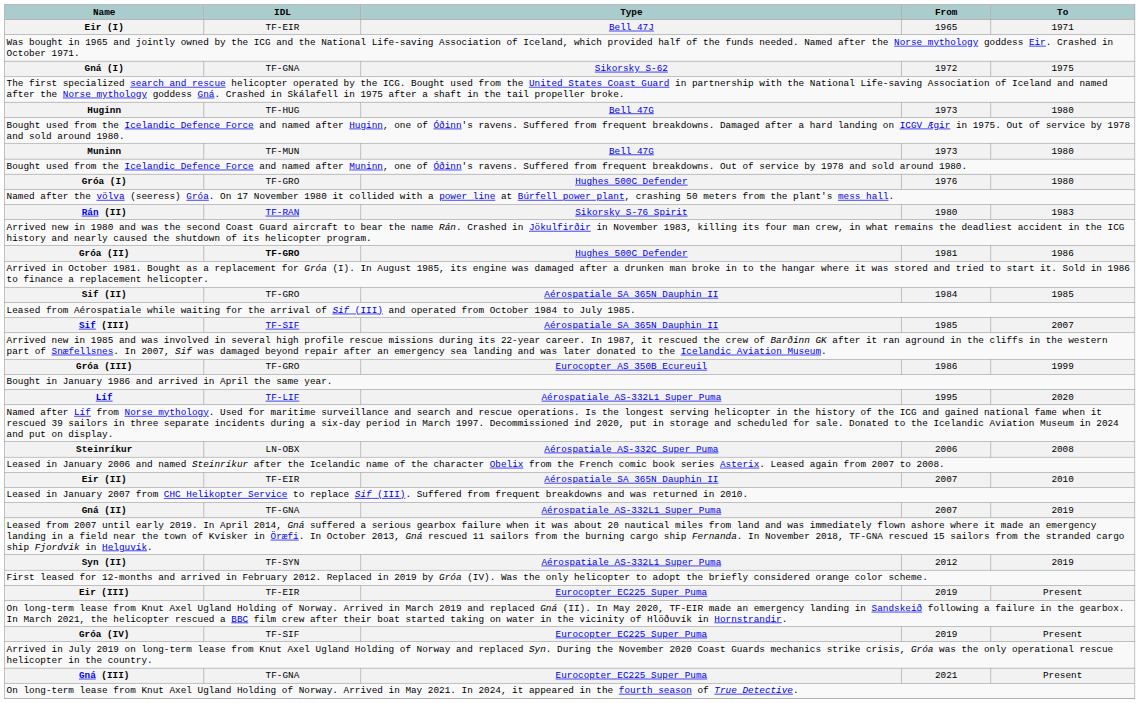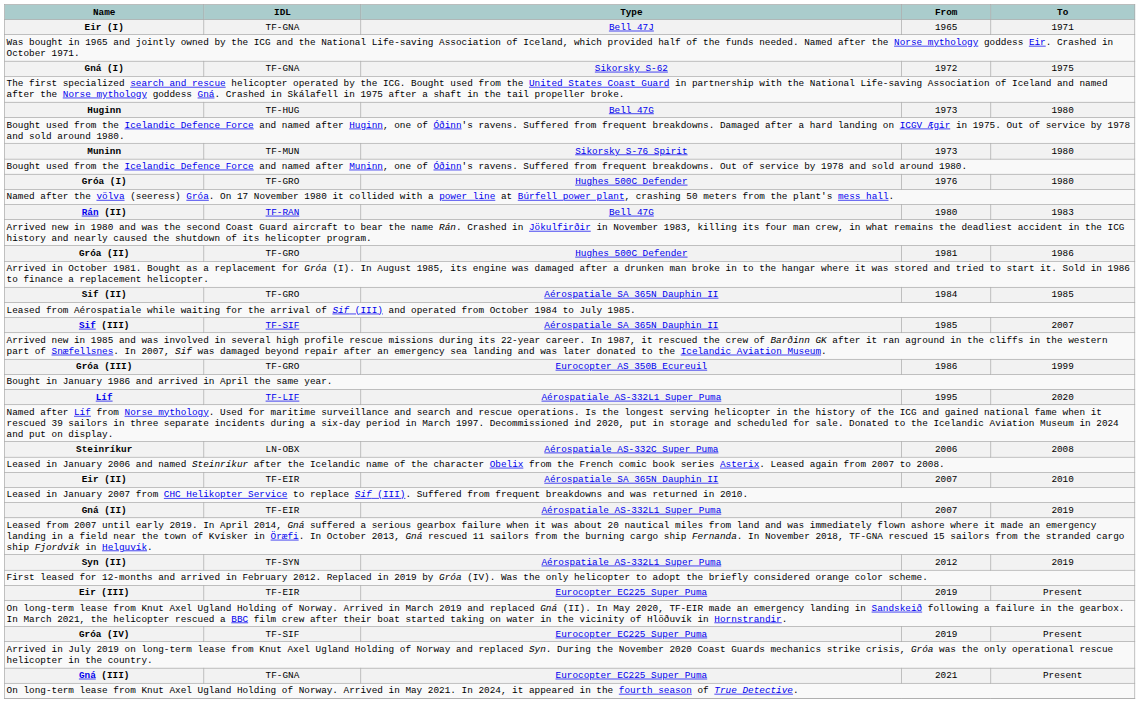(282, 27) TF-EIR -> (282, 27) TF-GNA
(631, 151) Bell 47G -> (631, 151) Sikorsky S-76 Spirit
(631, 212) Sikorsky S-76 Spirit -> (631, 212) Bell 47G
(282, 254) bold -> (282, 254) normal
(282, 510) TF-GNA -> (282, 510) TF-EIR
